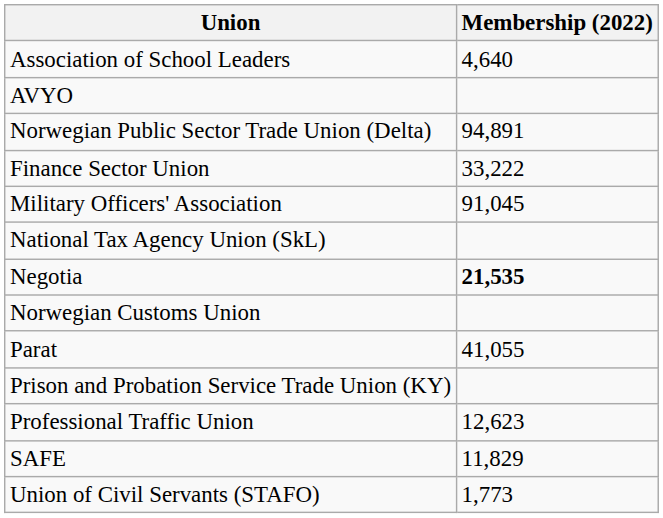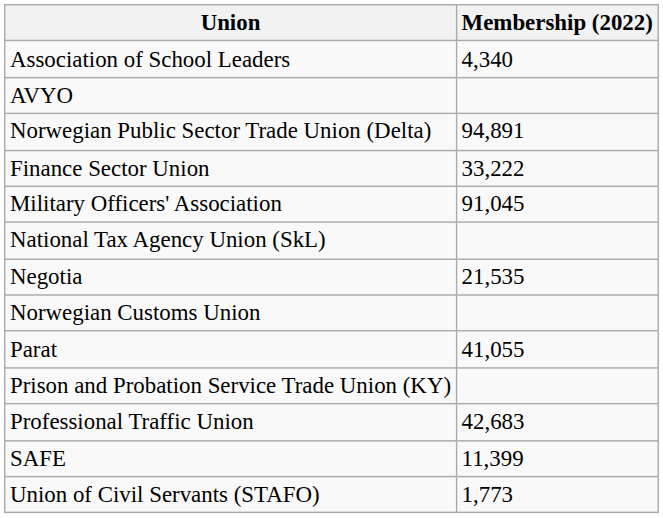(487, 58) 4,640 -> (487, 58) 4,340
(493, 276) bold -> (493, 276) normal
(493, 421) 12,623 -> (493, 421) 42,683
(493, 458) 11,829 -> (493, 458) 11,399
